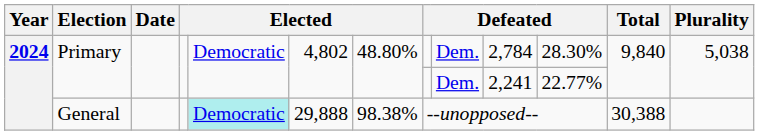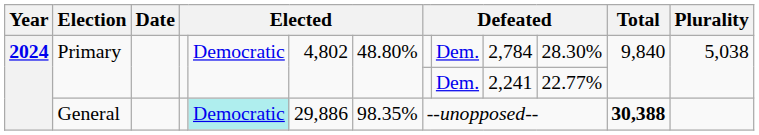(321, 113) 29,888 -> (321, 113) 29,886
(387, 113) 98.38% -> (387, 113) 98.35%
(638, 113) normal -> (638, 113) bold
